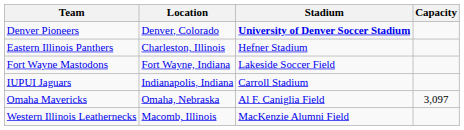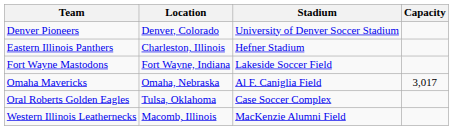(324, 30) bold -> (317, 30) normal
- row: (39, 82)
(436, 99) 3,097 -> (425, 82) 3,017
+ row: (68, 99)
